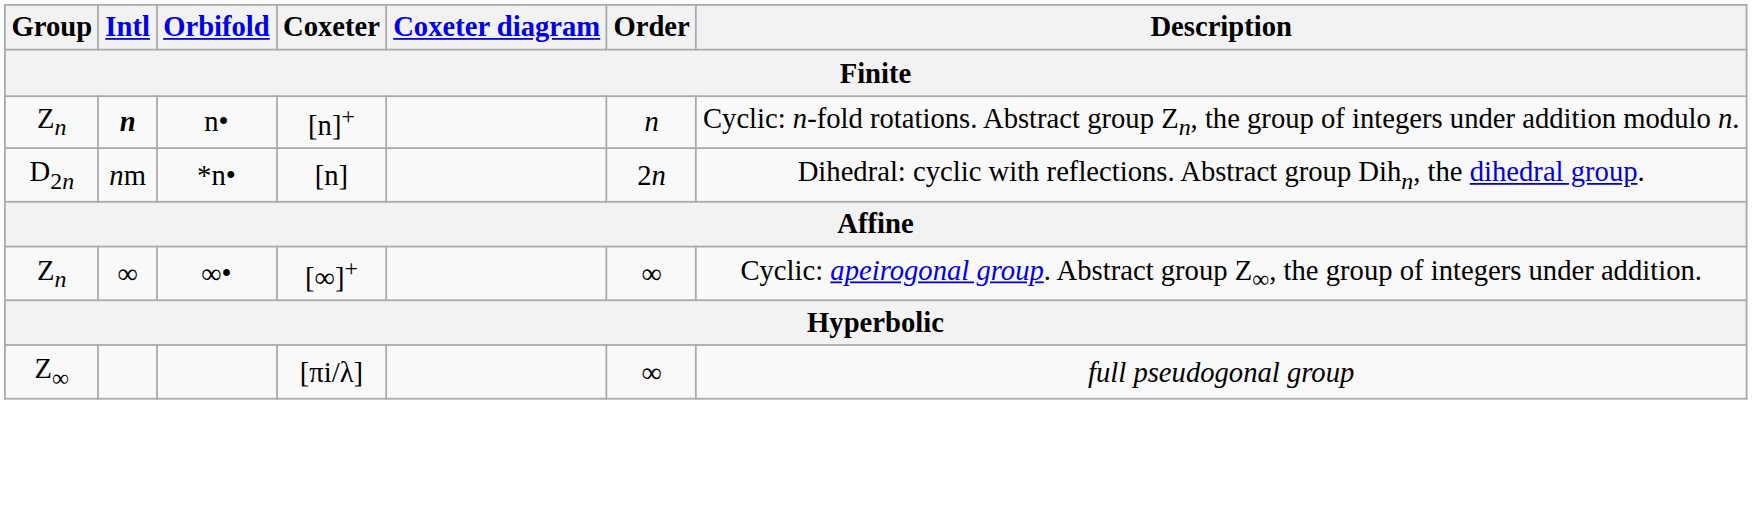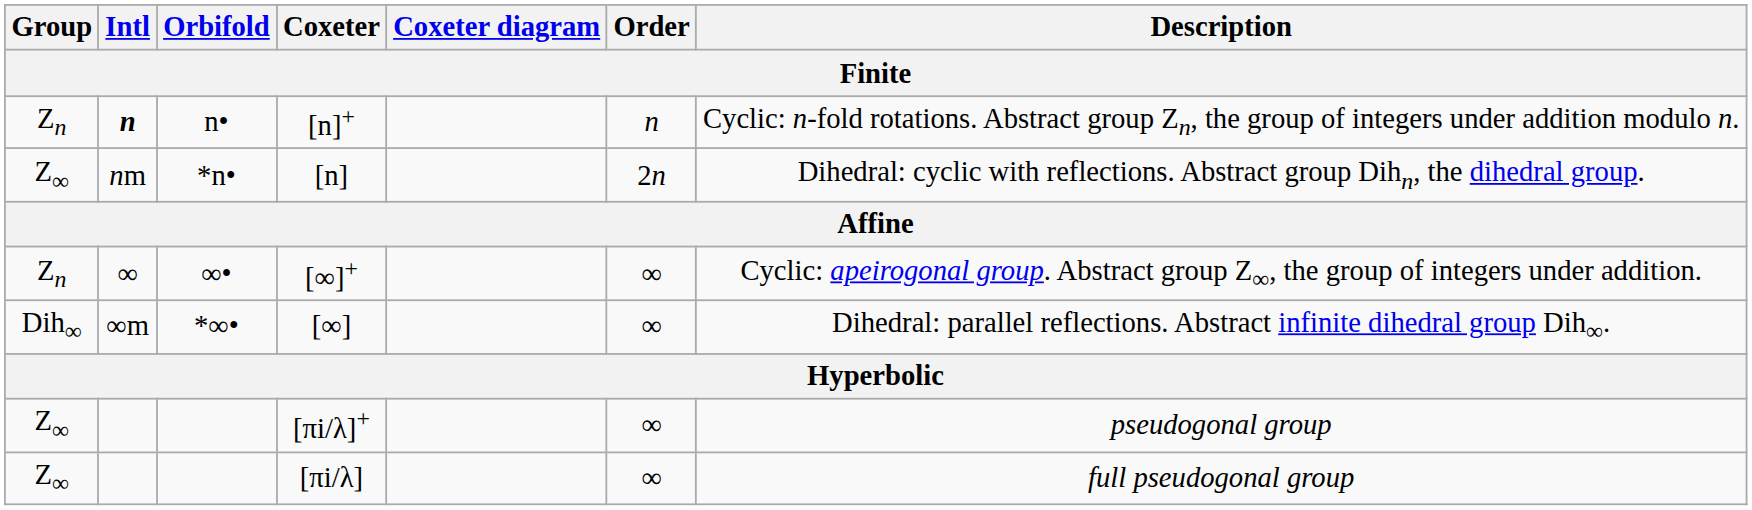(52, 174) D2n -> (52, 174) Z∞
+ row: (331, 326)
+ row: (331, 424)
